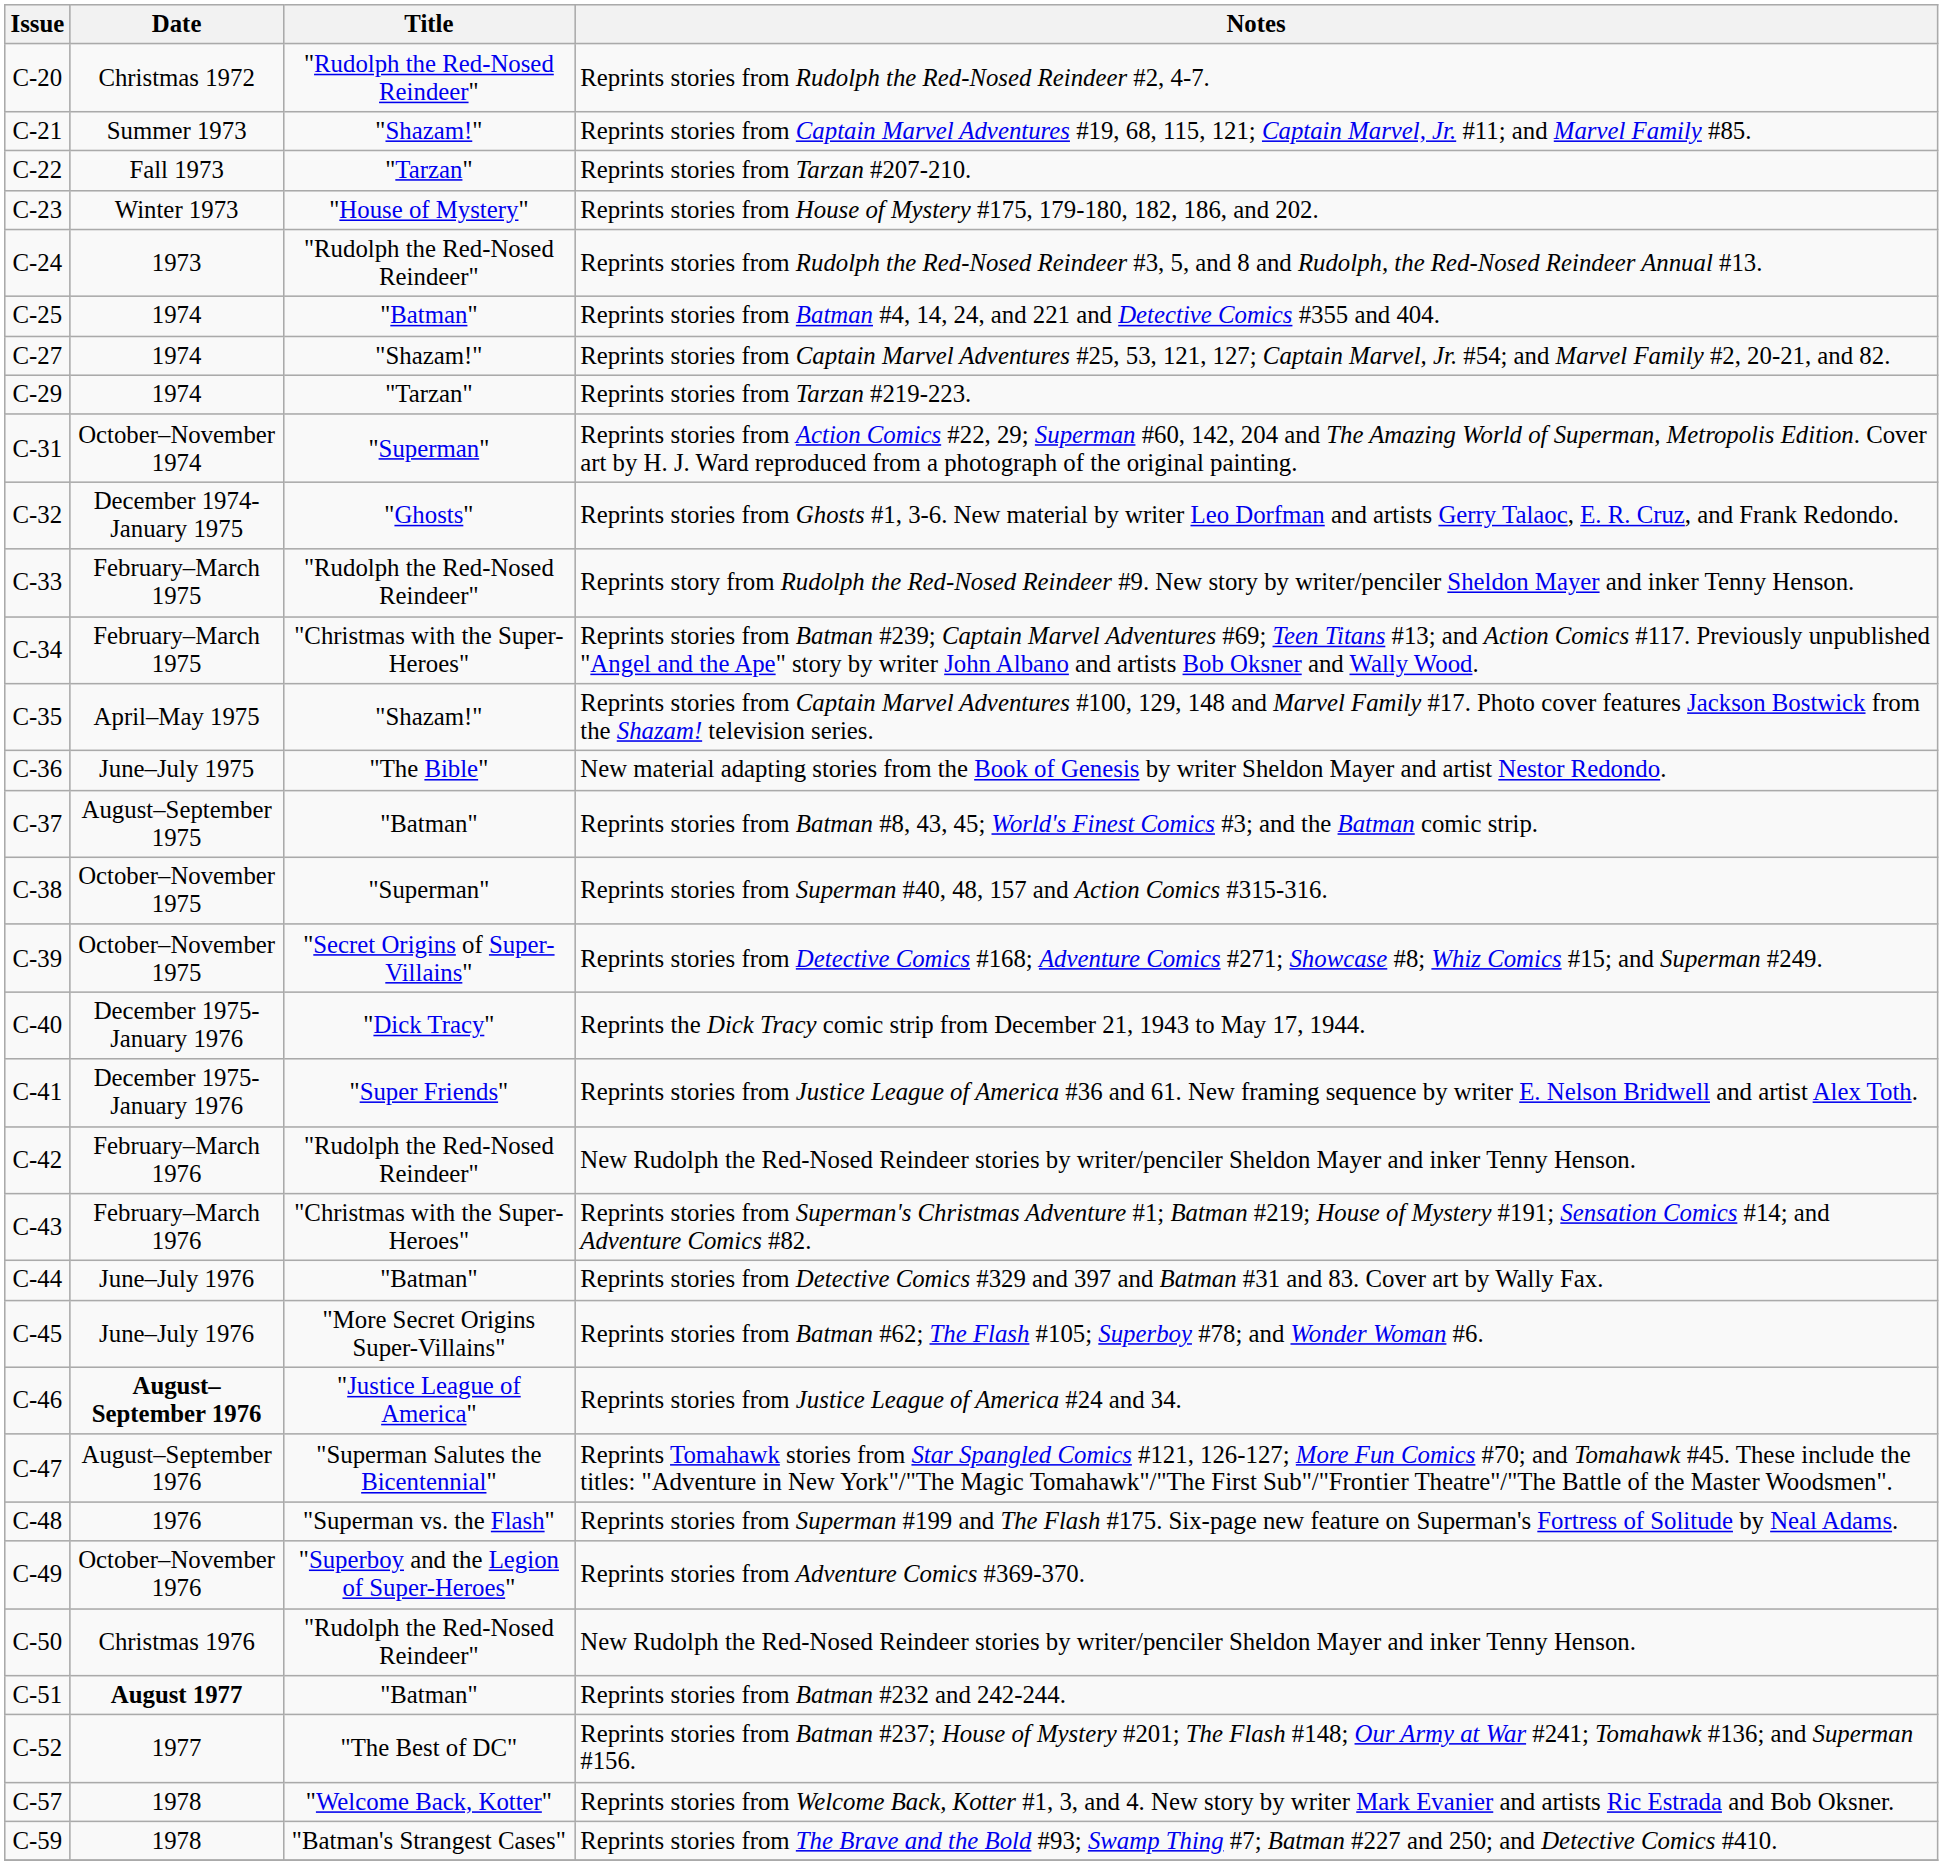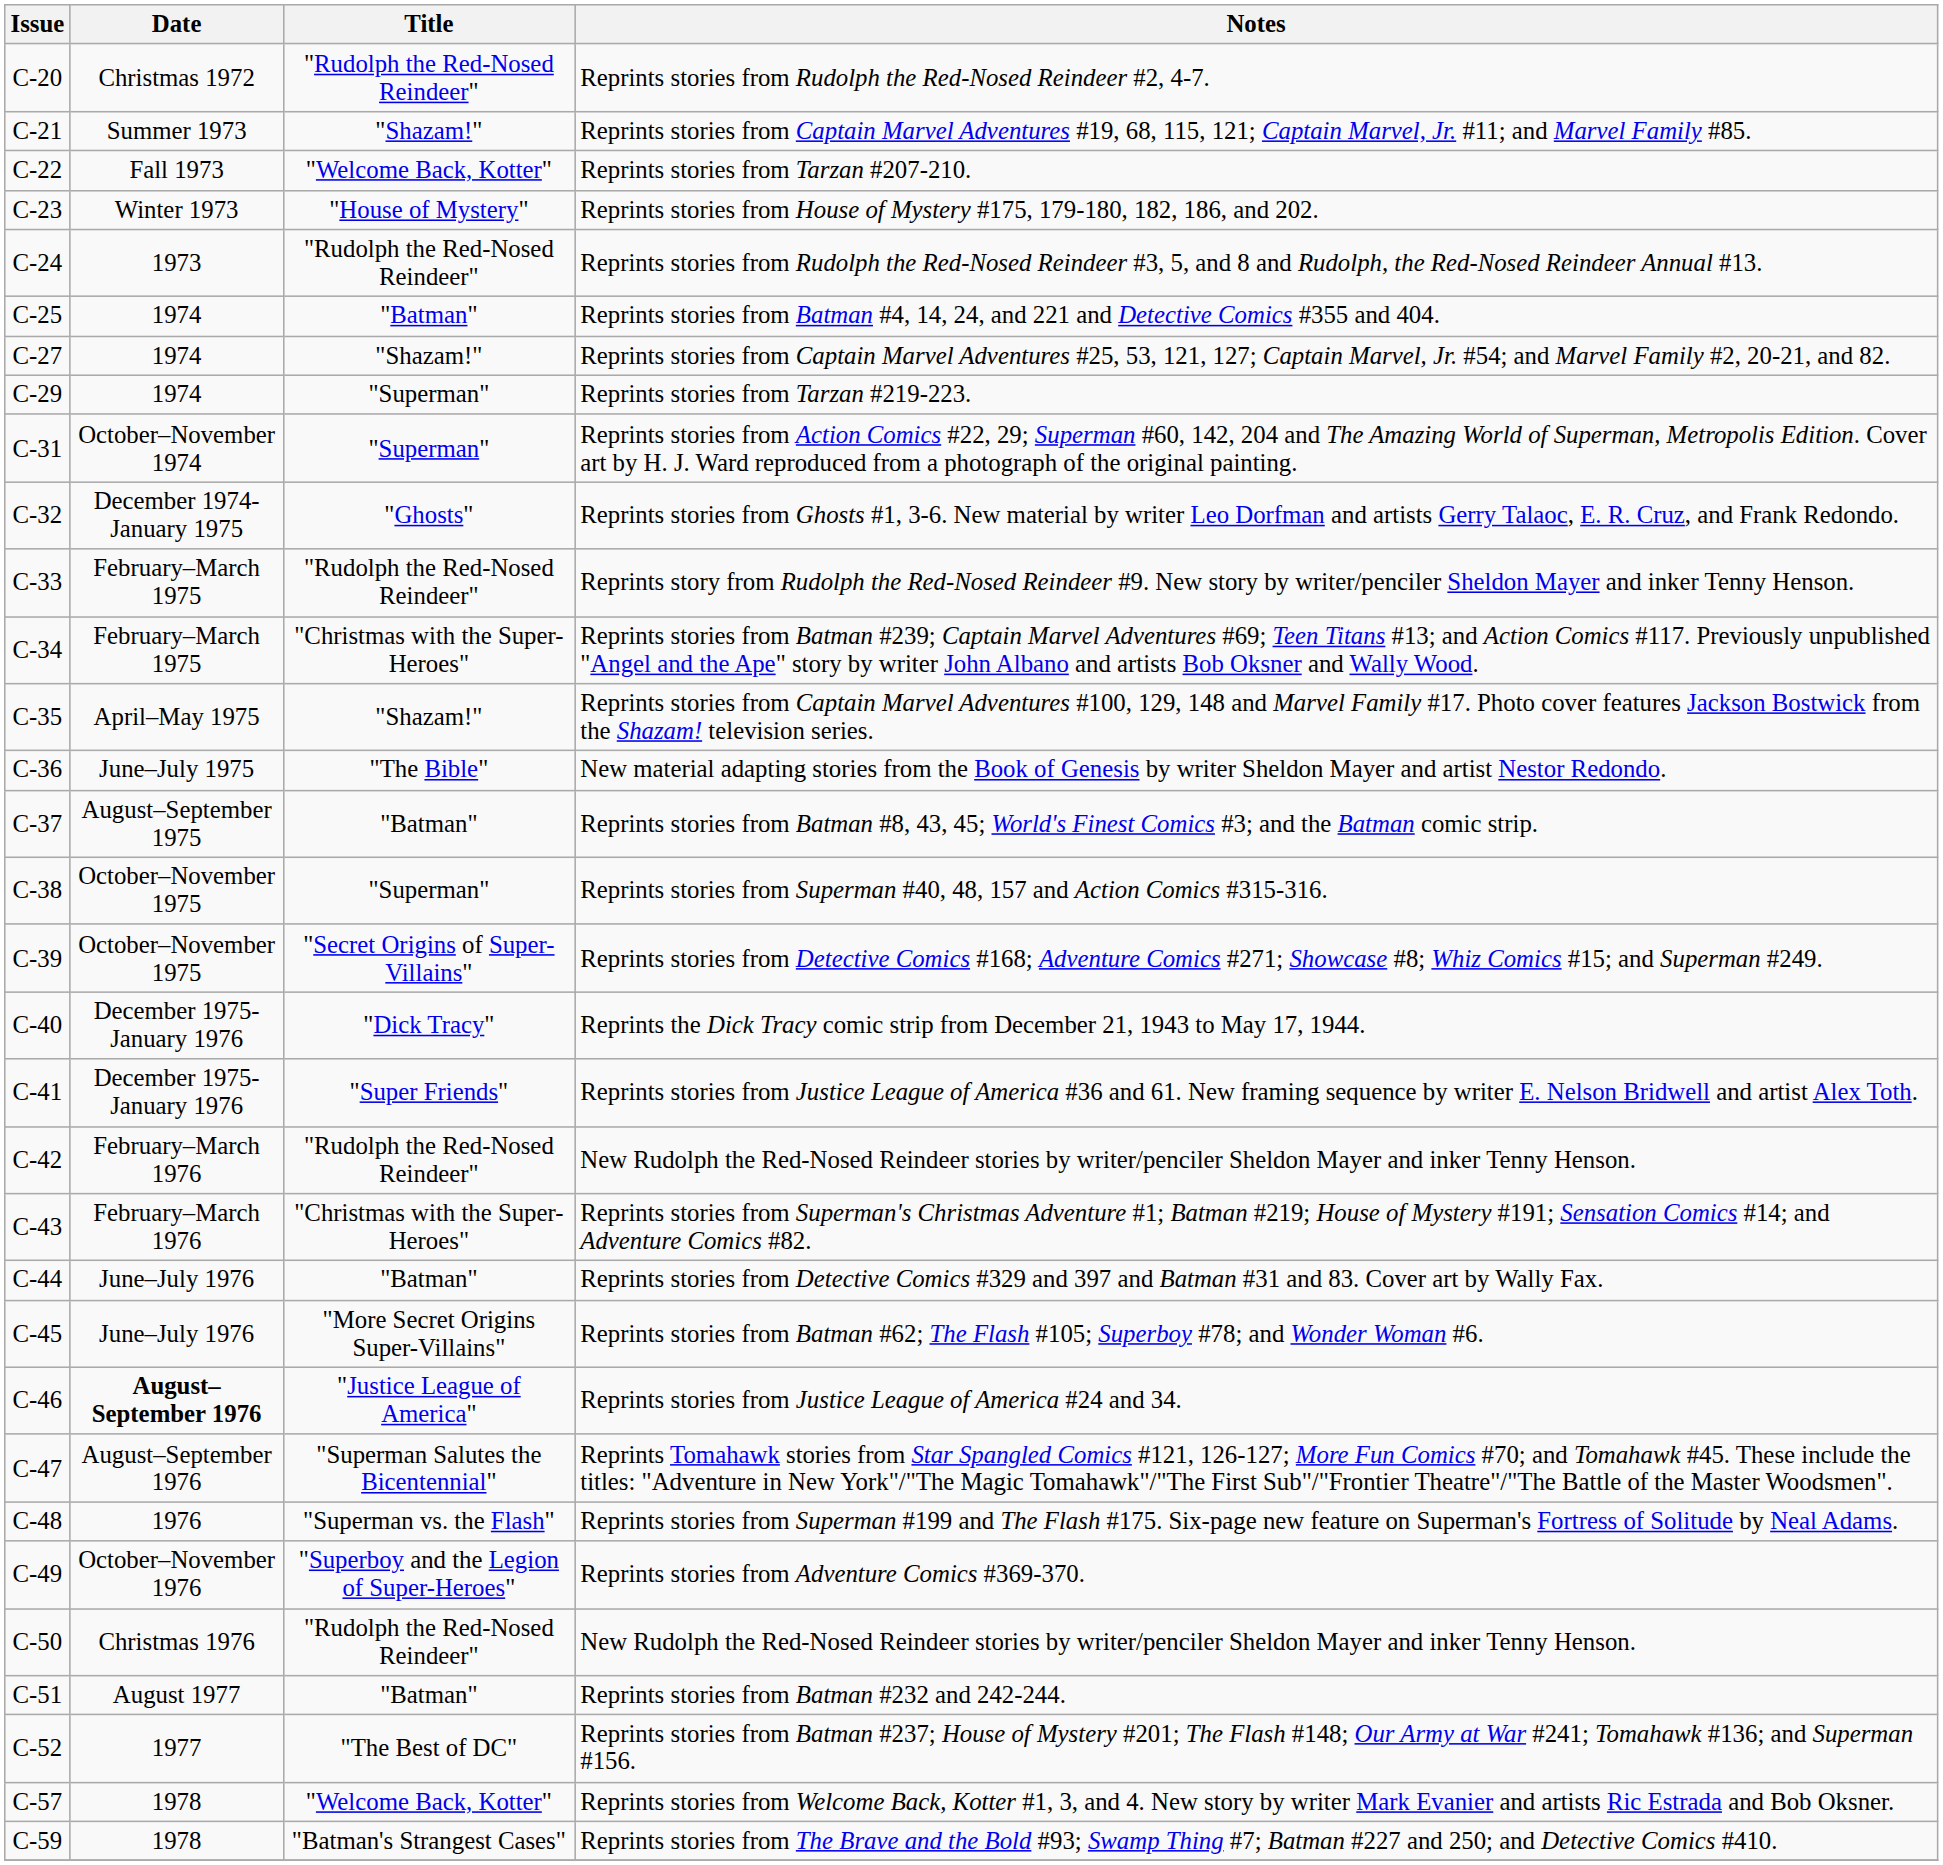(429, 170) "Tarzan" -> (429, 170) "Welcome Back, Kotter"
(429, 394) "Tarzan" -> (429, 394) "Superman"
(177, 1694) bold -> (177, 1694) normal
